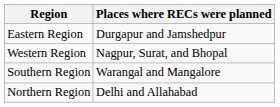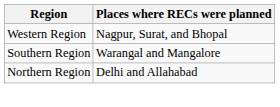- row: (45, 33)
